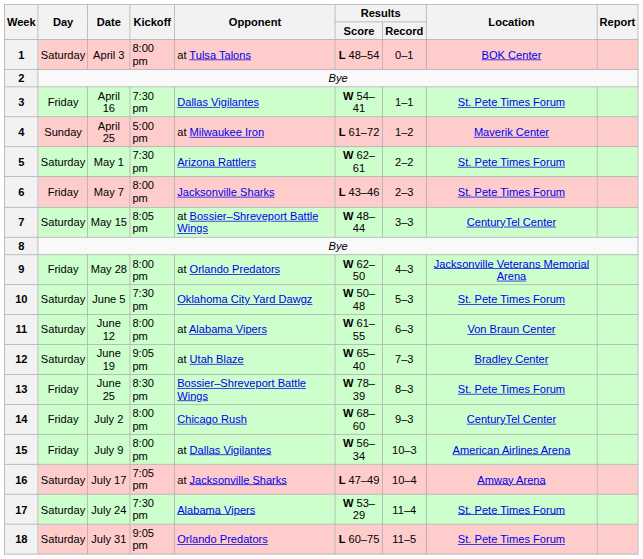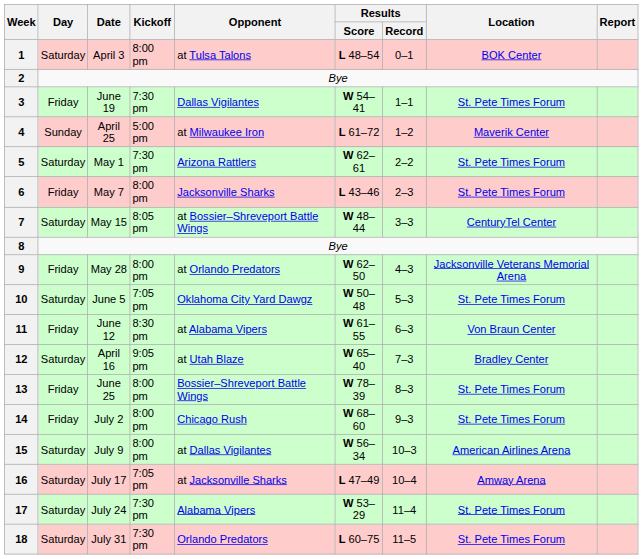(109, 102) April 16 -> (109, 102) June 19
(143, 300) 7:30 pm -> (143, 300) 7:05 pm
(63, 330) Saturday -> (63, 330) Friday
(143, 330) 8:00 pm -> (143, 330) 8:30 pm
(109, 360) June 19 -> (109, 360) April 16
(143, 390) 8:30 pm -> (143, 390) 8:00 pm
(511, 420) CenturyTel Center -> (511, 420) St. Pete Times Forum
(63, 450) Friday -> (63, 450) Saturday
(143, 539) 9:05 pm -> (143, 539) 7:30 pm
